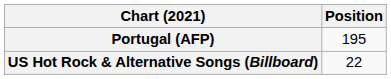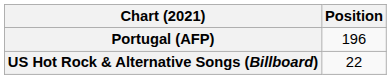(354, 39) 195 -> (354, 39) 196
